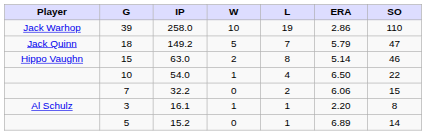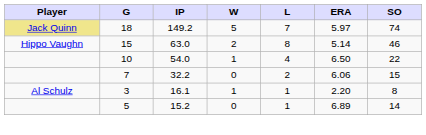- row: (126, 28)
(52, 43) no background -> (52, 28) khaki background
(341, 43) 5.79 -> (341, 28) 5.97
(394, 43) 47 -> (394, 28) 74
